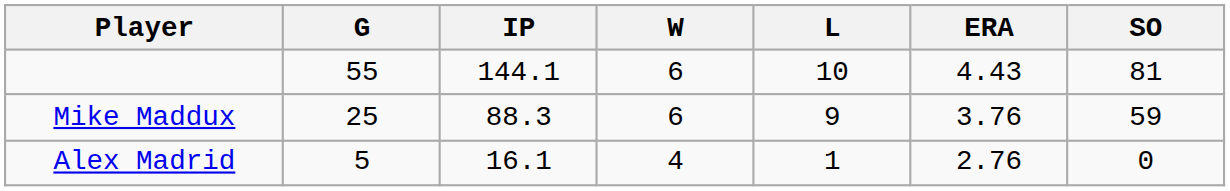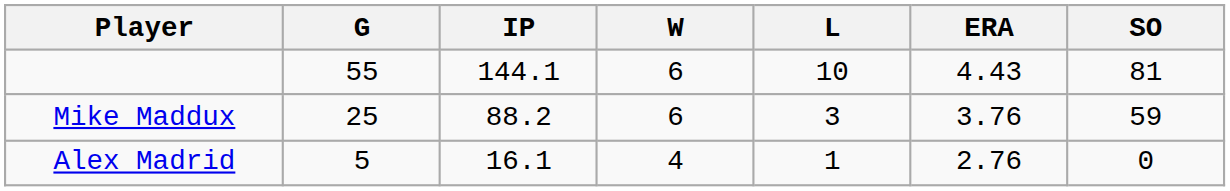(519, 117) 88.3 -> (519, 117) 88.2
(832, 117) 9 -> (832, 117) 3
